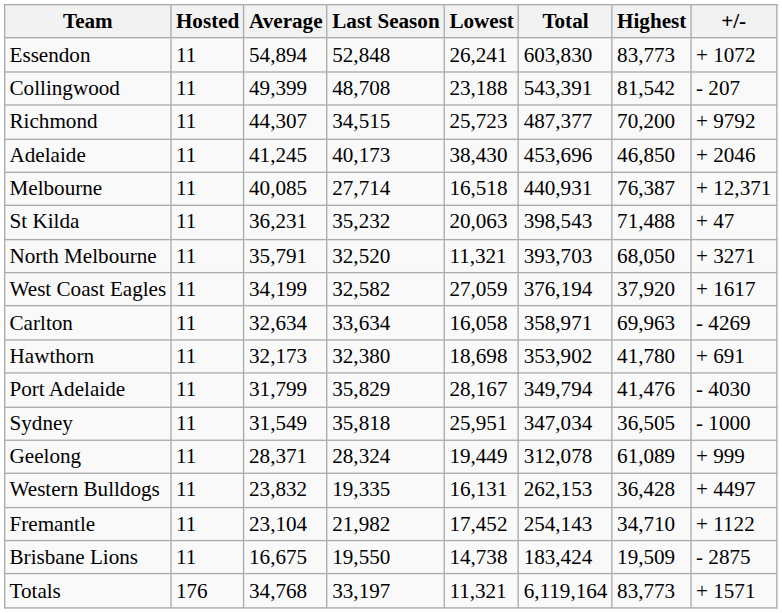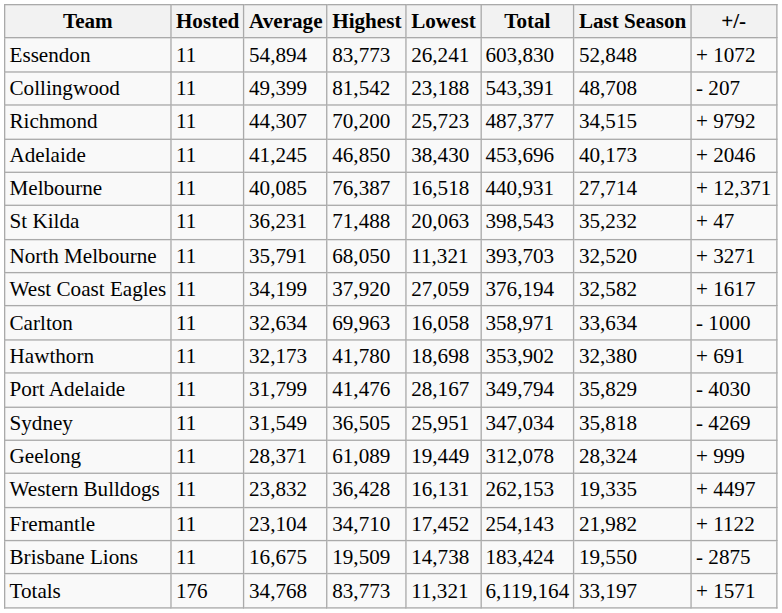columns swapped: (652, 21) <-> (386, 21)
(723, 322) - 4269 -> (723, 322) - 1000
(723, 423) - 1000 -> (723, 423) - 4269
